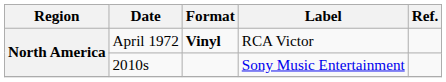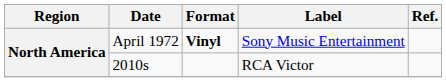(278, 40) RCA Victor -> (323, 40) Sony Music Entertainment
(323, 64) Sony Music Entertainment -> (278, 64) RCA Victor
